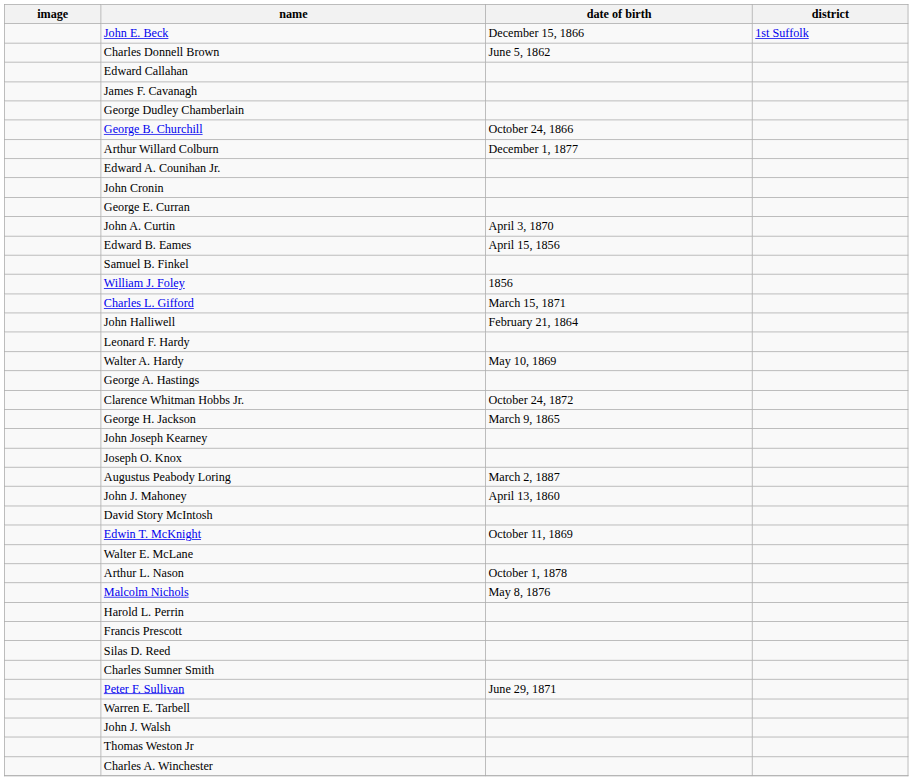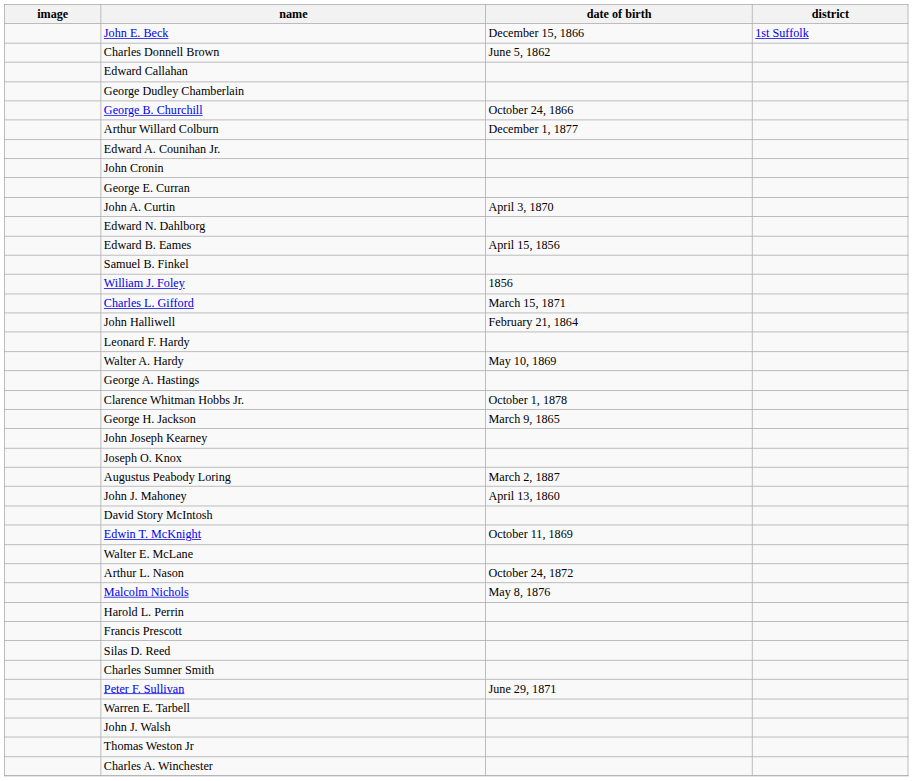- row: (150, 91)
+ row: (155, 226)
(531, 399) October 24, 1872 -> (528, 399) October 1, 1878
(528, 573) October 1, 1878 -> (531, 573) October 24, 1872
